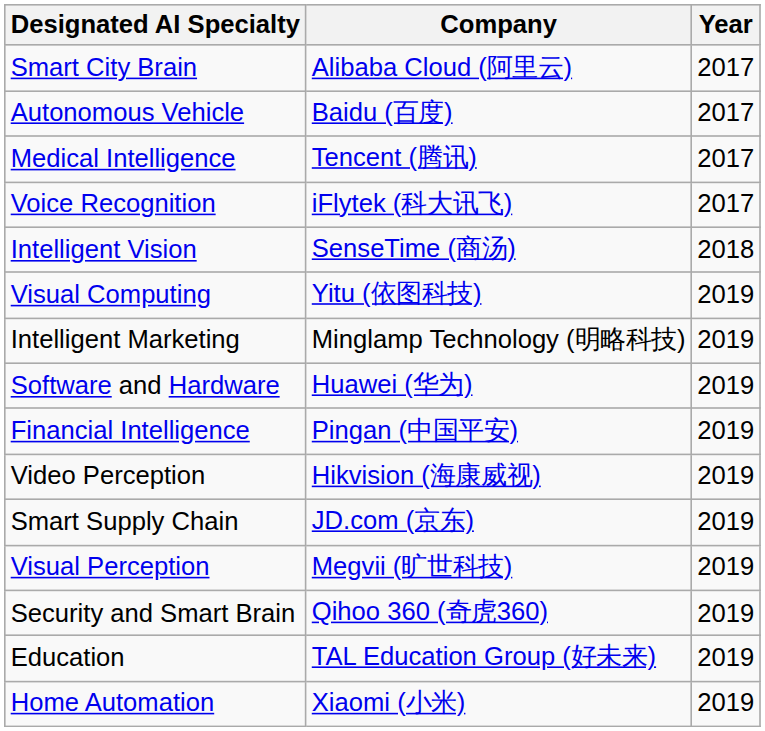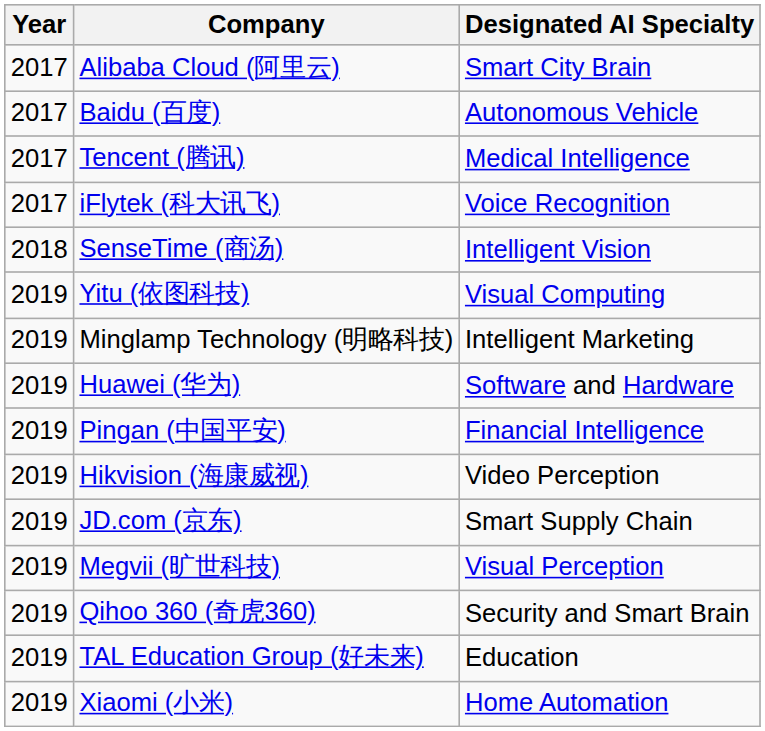columns swapped: (726, 24) <-> (155, 24)
